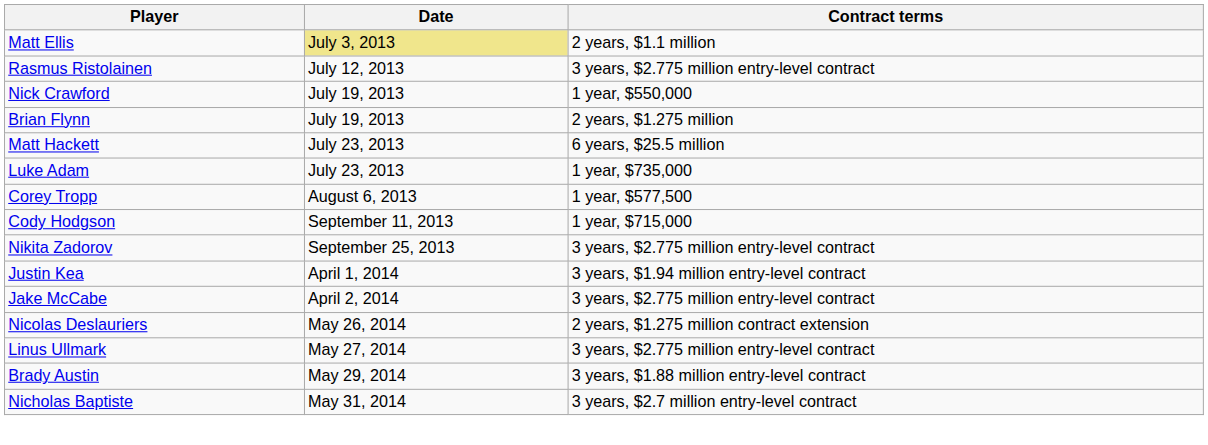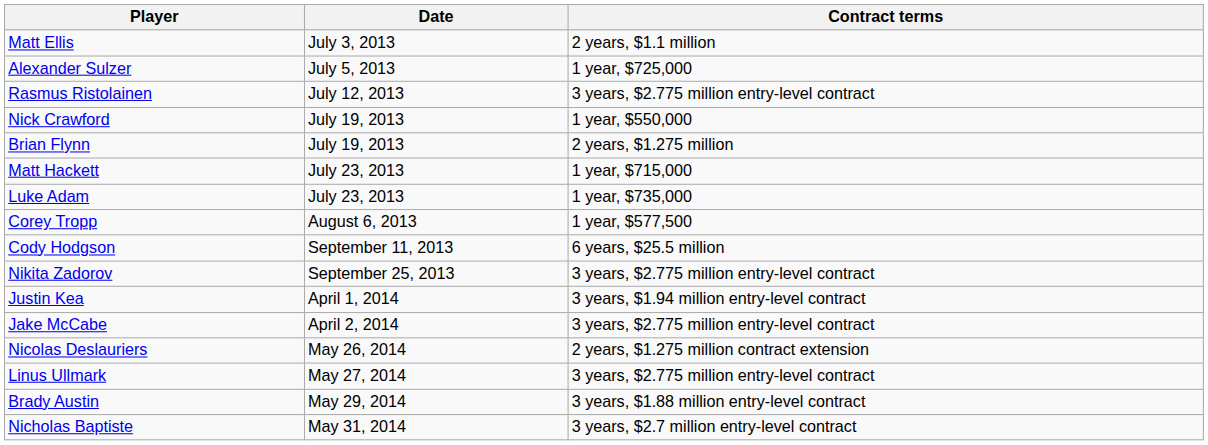(352, 42) khaki background -> (352, 42) no background
+ row: (70, 68)
(648, 145) 6 years, $25.5 million -> (632, 171) 1 year, $715,000
(632, 222) 1 year, $715,000 -> (648, 247) 6 years, $25.5 million
